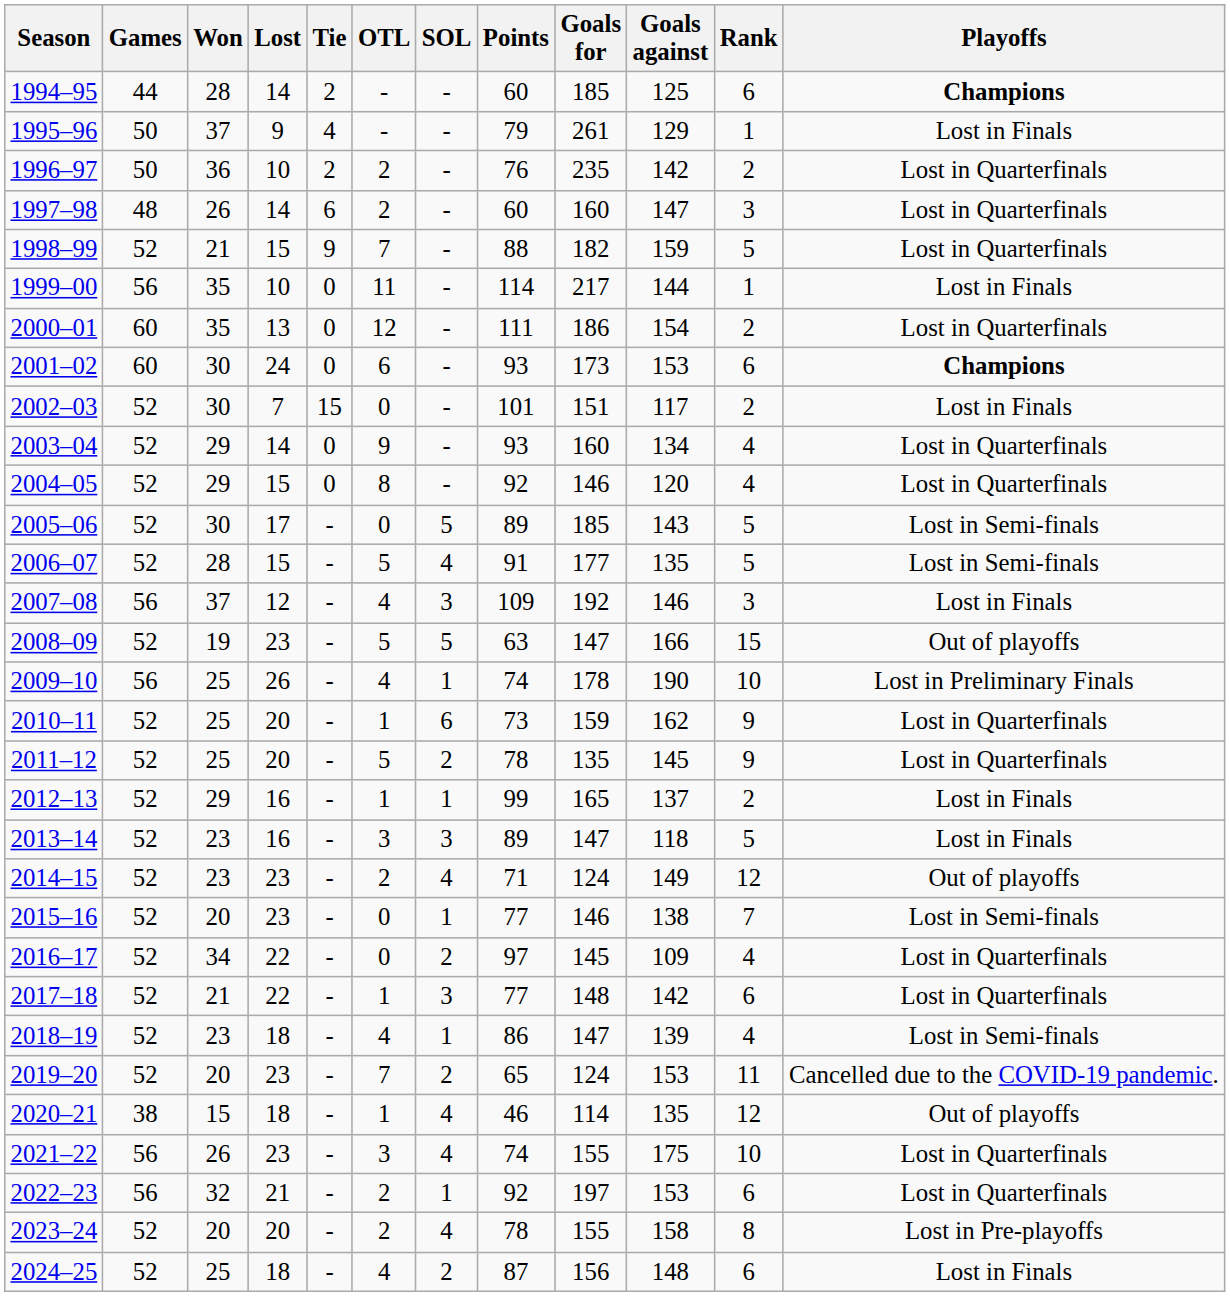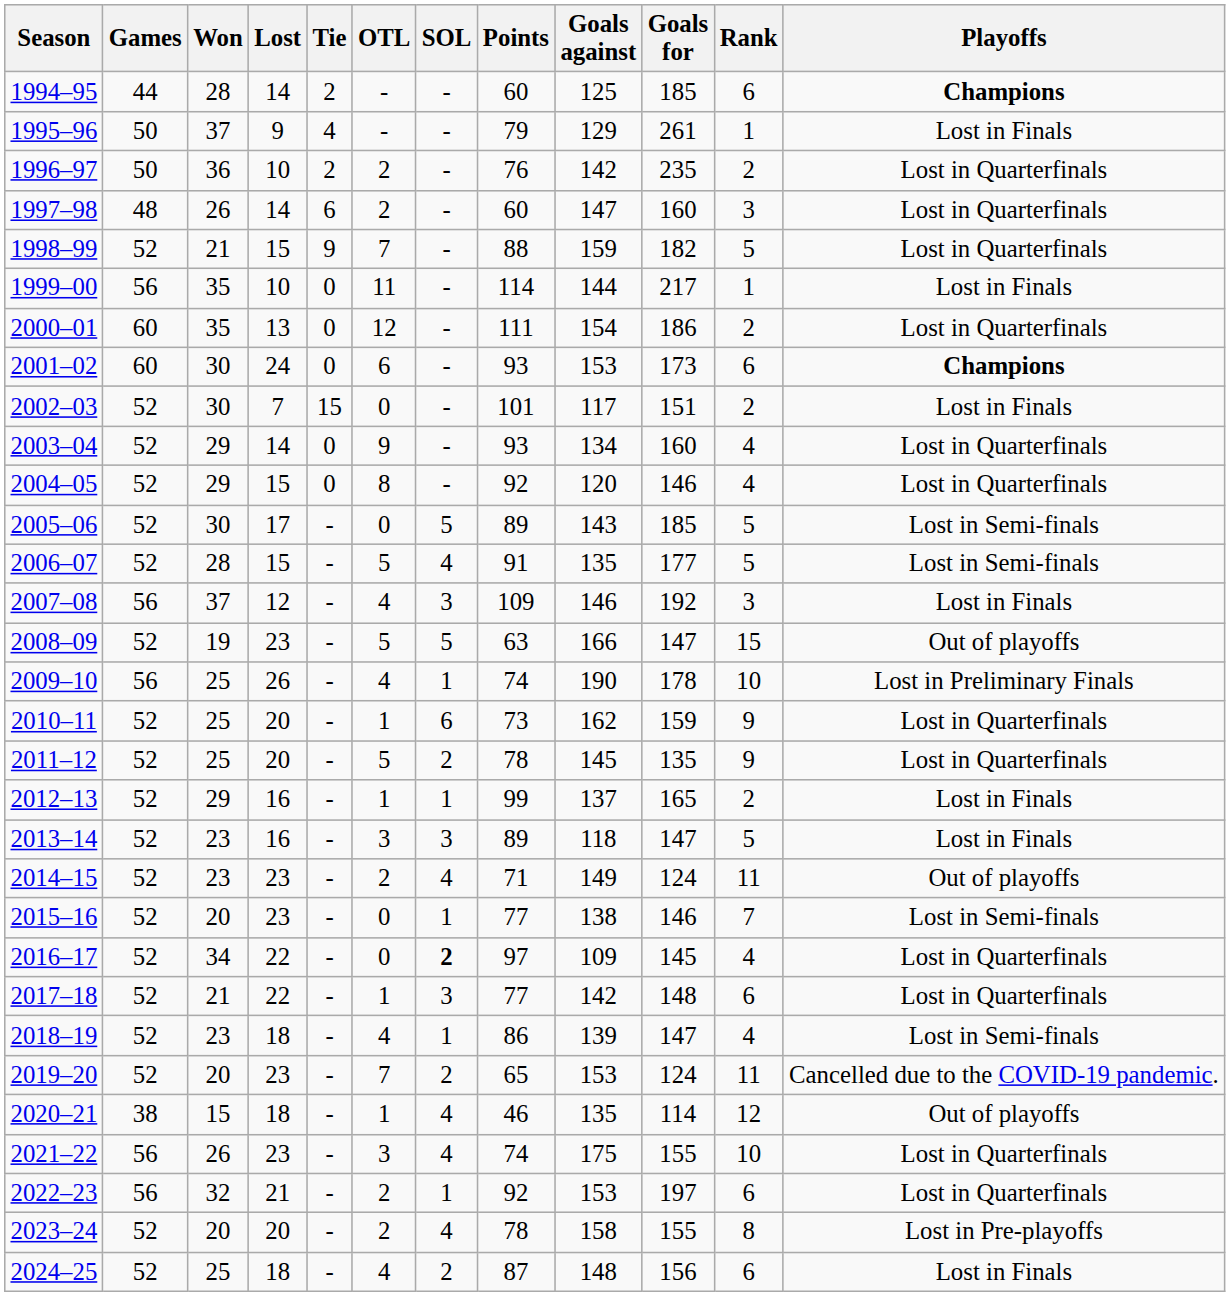columns swapped: (591, 38) <-> (670, 38)
(749, 878) 12 -> (749, 878) 11
(447, 956) normal -> (447, 956) bold
